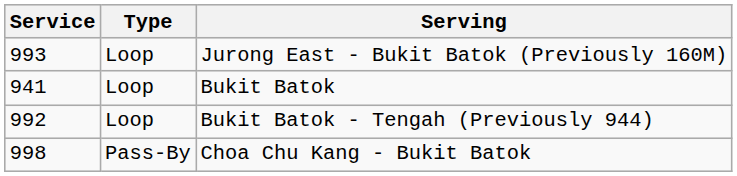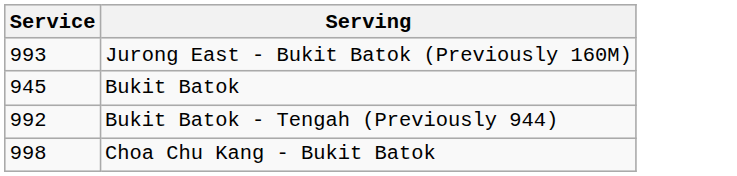- column: (148, 21)
(28, 88) 941 -> (28, 88) 945
